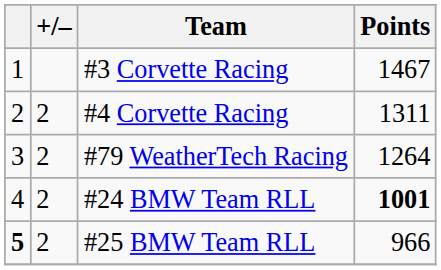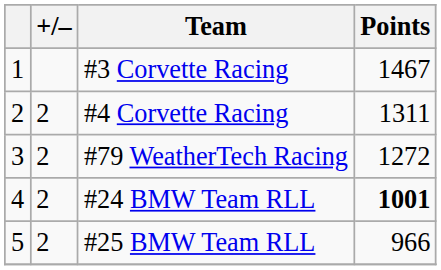(404, 156) 1264 -> (404, 156) 1272
(18, 243) bold -> (18, 243) normal
